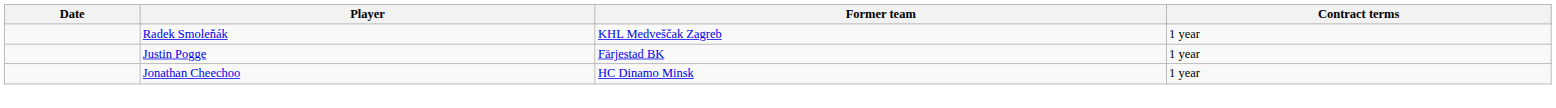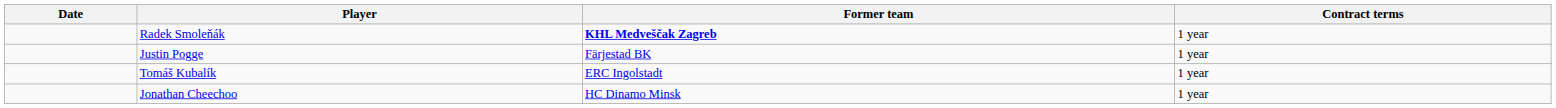(660, 34) normal -> (651, 34) bold
+ row: (178, 73)
